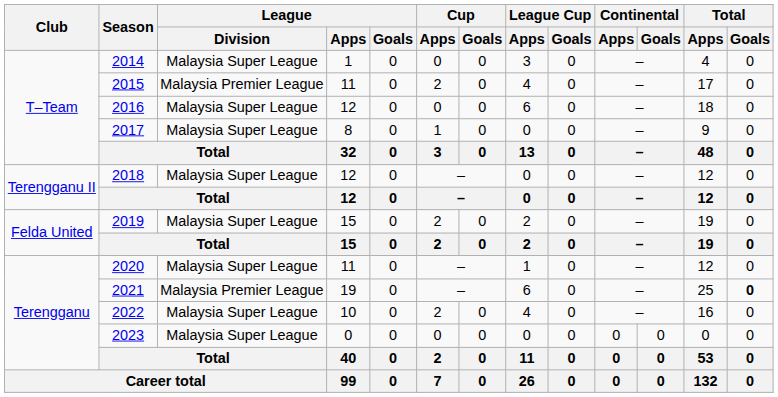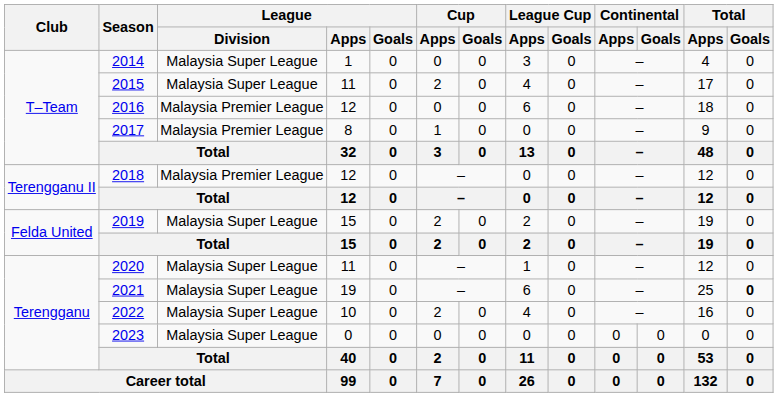(242, 84) Malaysia Premier League -> (242, 84) Malaysia Super League
(242, 107) Malaysia Super League -> (242, 107) Malaysia Premier League
(242, 130) Malaysia Super League -> (242, 130) Malaysia Premier League
(242, 175) Malaysia Super League -> (242, 175) Malaysia Premier League
(242, 289) Malaysia Premier League -> (242, 289) Malaysia Super League
